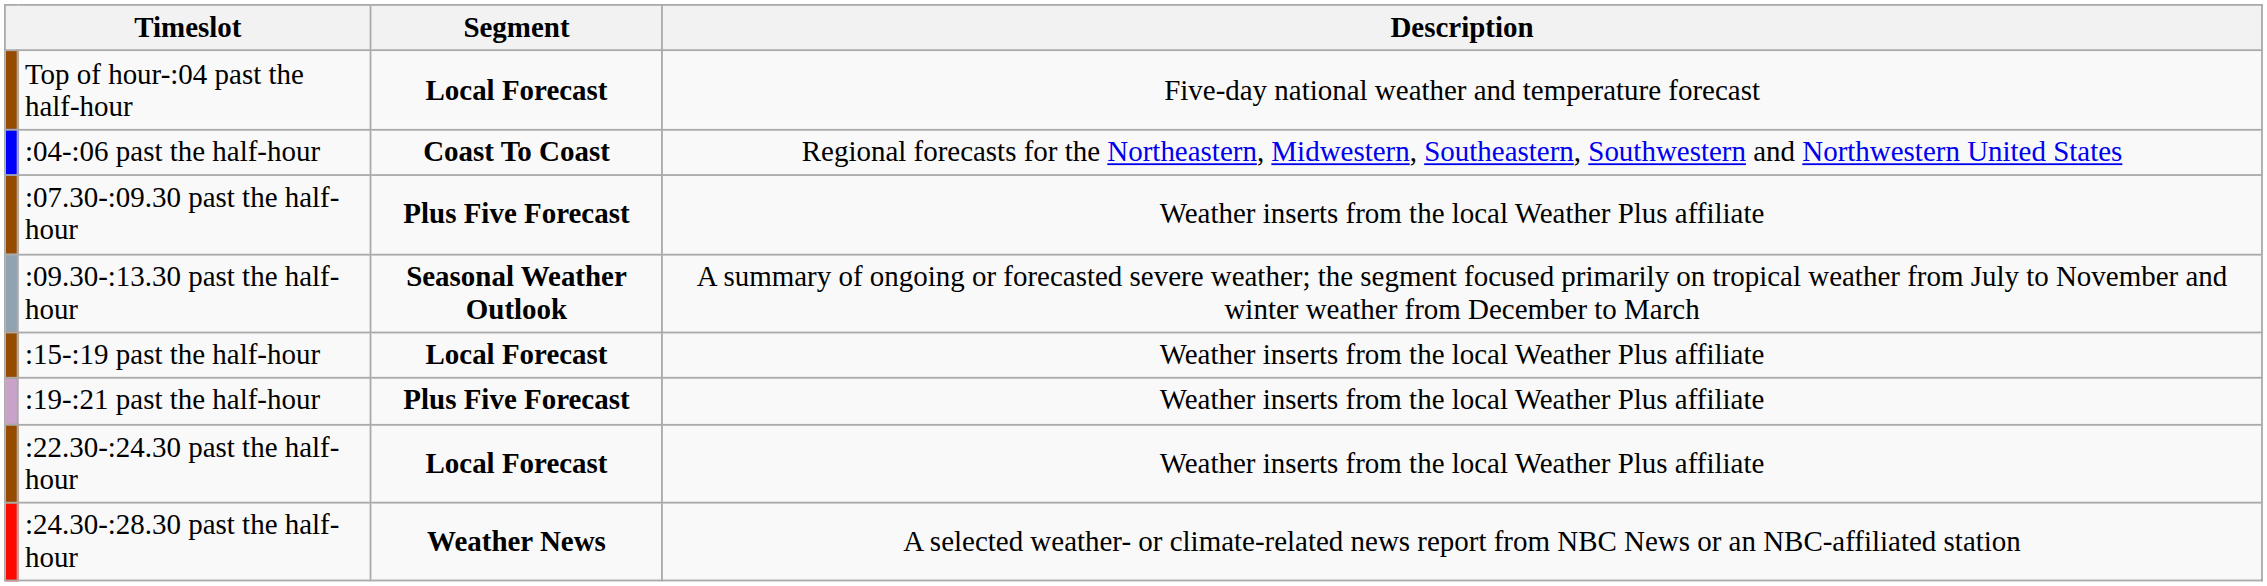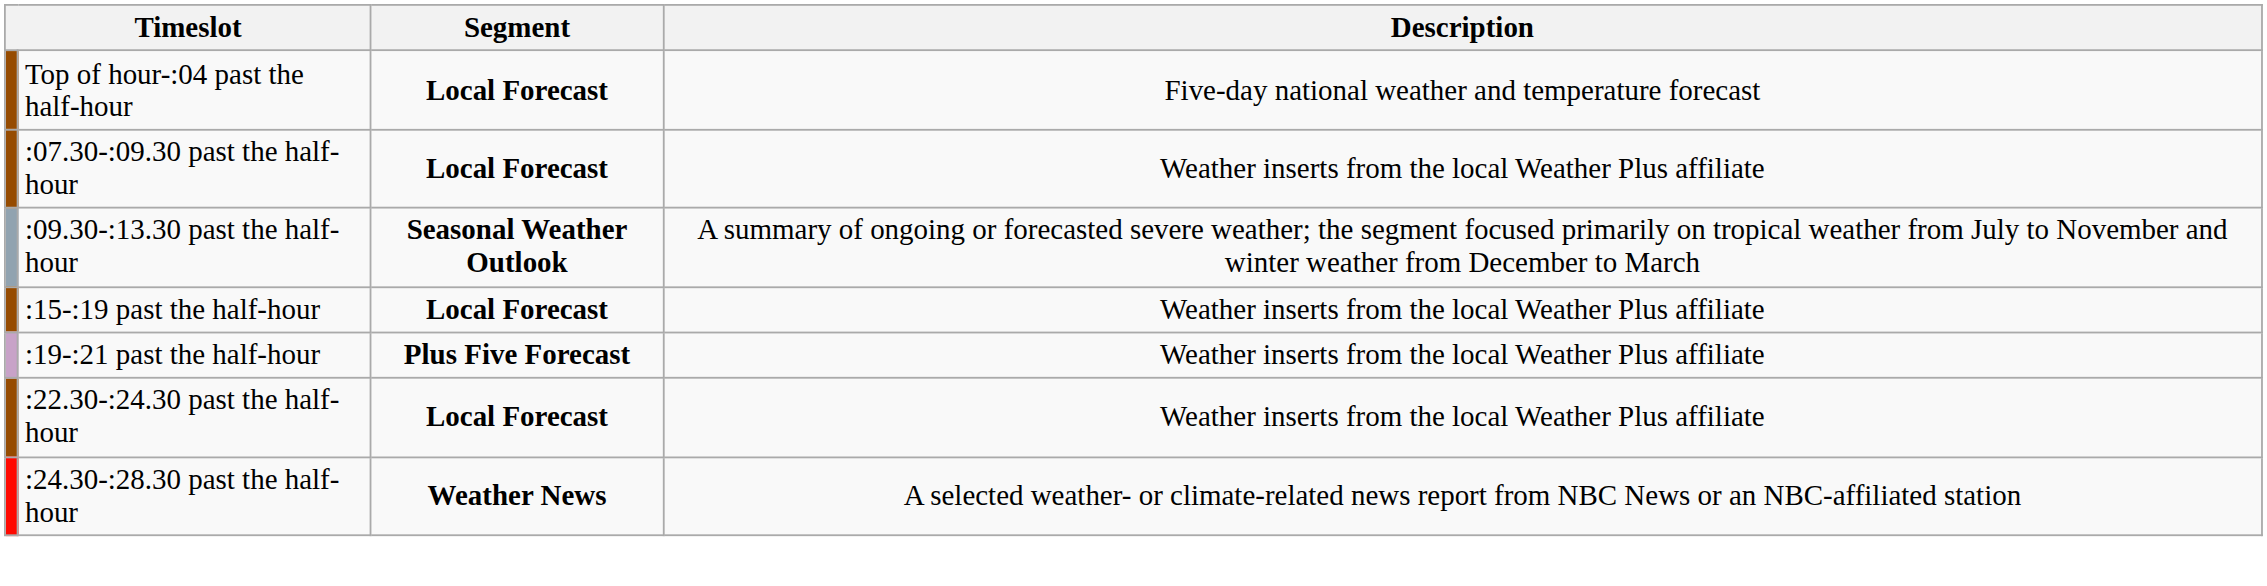- row: (173, 151)
(516, 214) Plus Five Forecast -> (517, 168) Local Forecast
